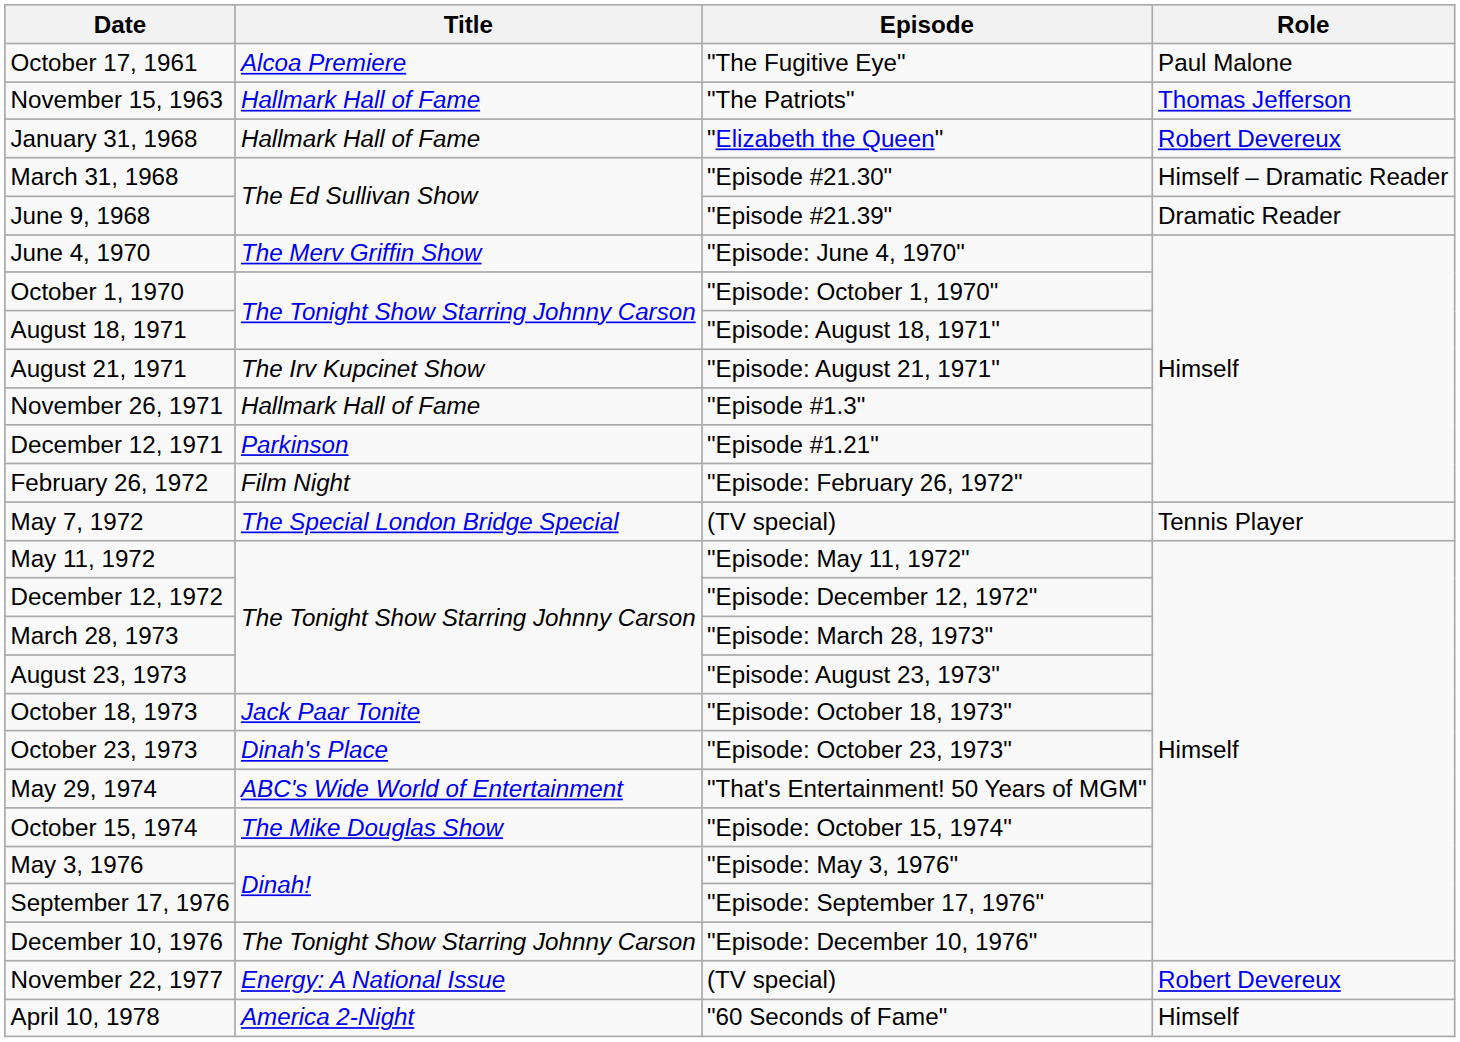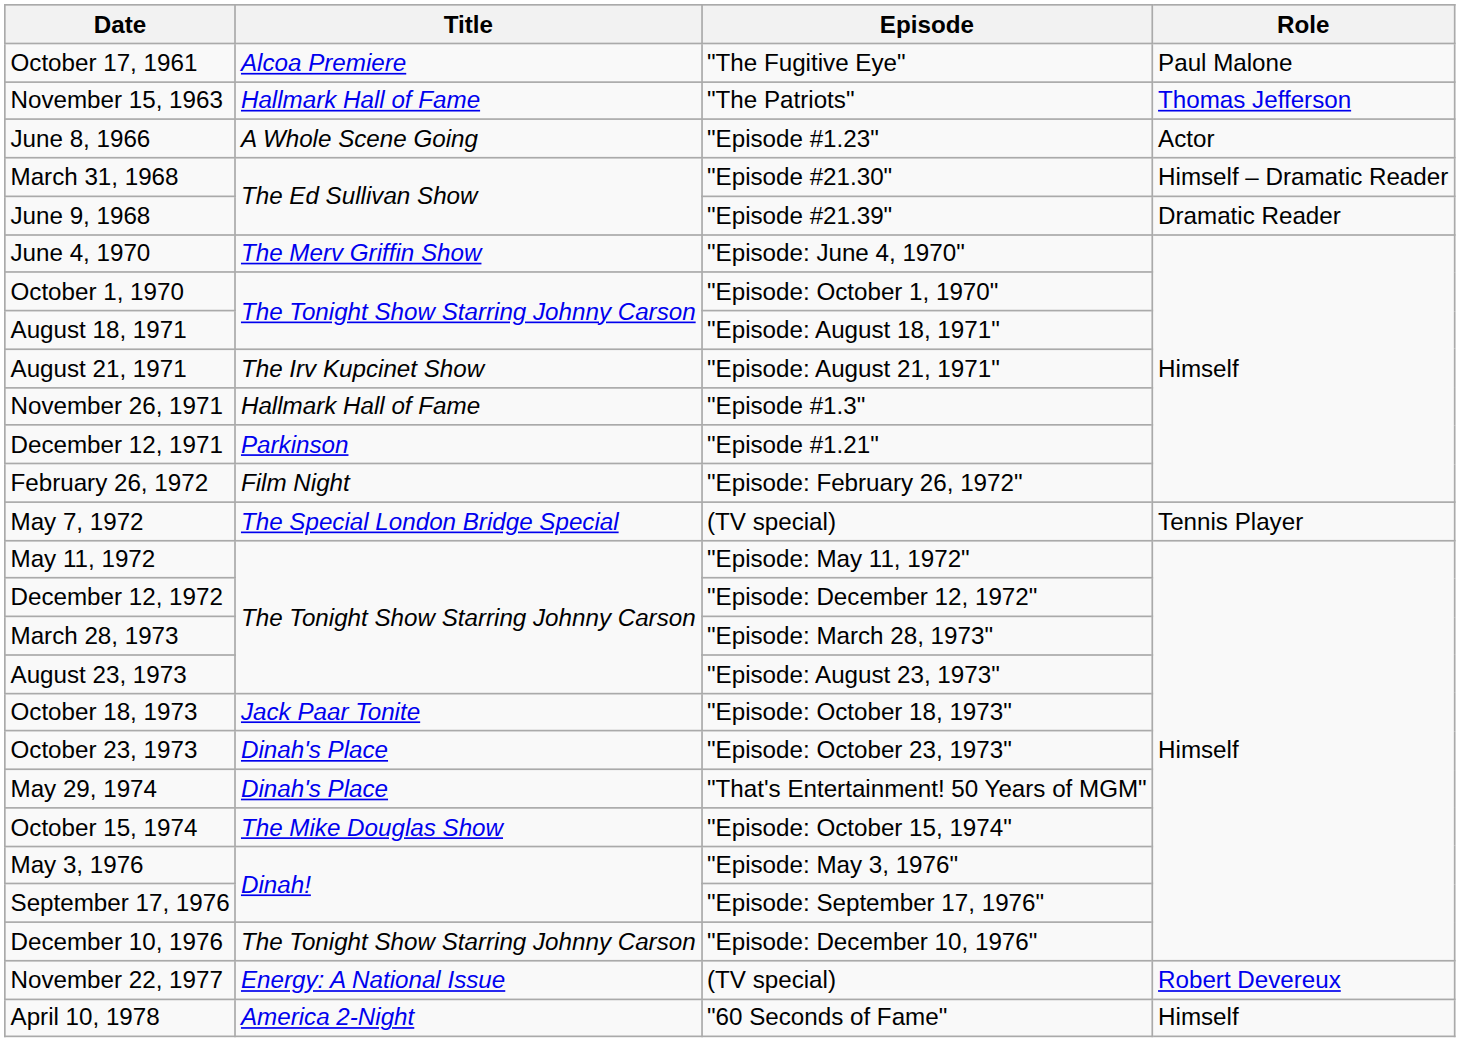+ row: (80, 139)
- row: (104, 139)
(432, 789) ABC's Wide World of Entertainment -> (314, 789) Dinah's Place
